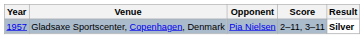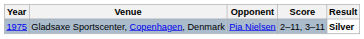(17, 27) 1957 -> (17, 27) 1975
